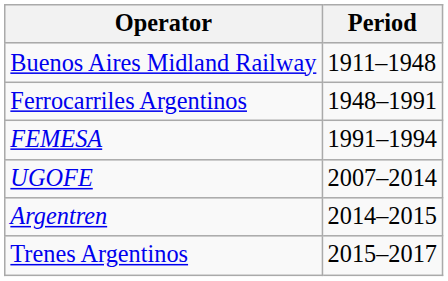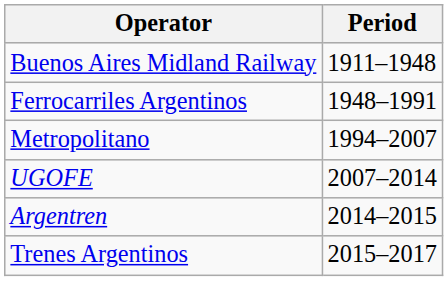- row: (56, 139)
+ row: (80, 139)
